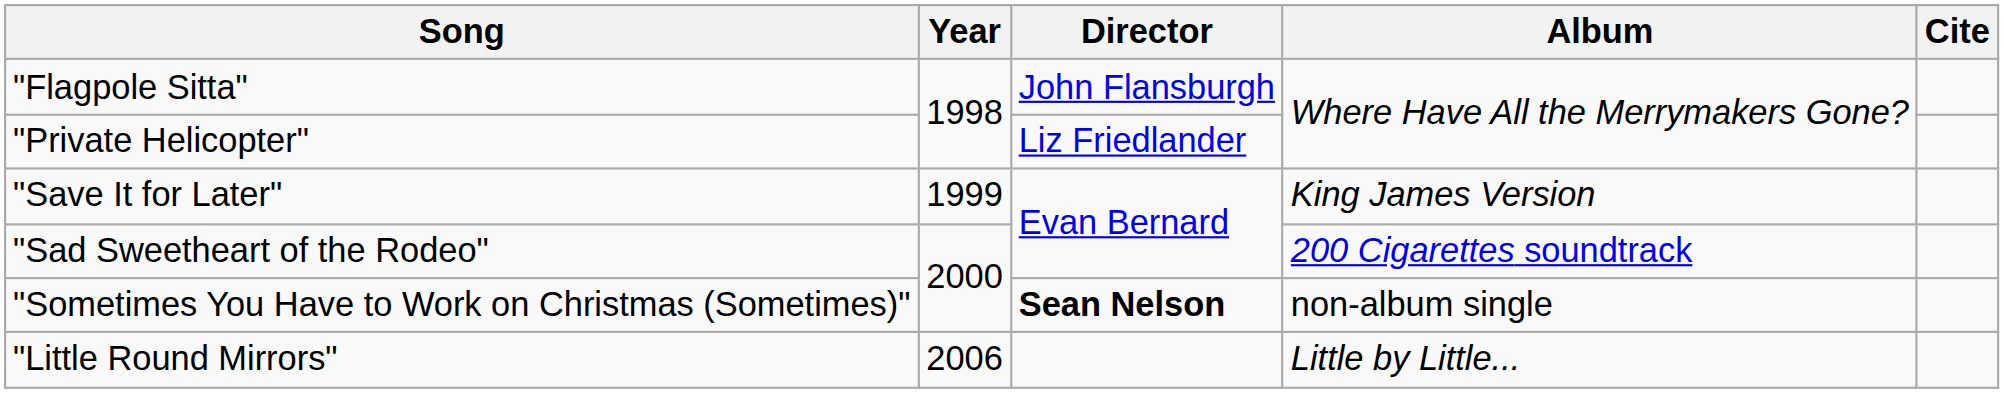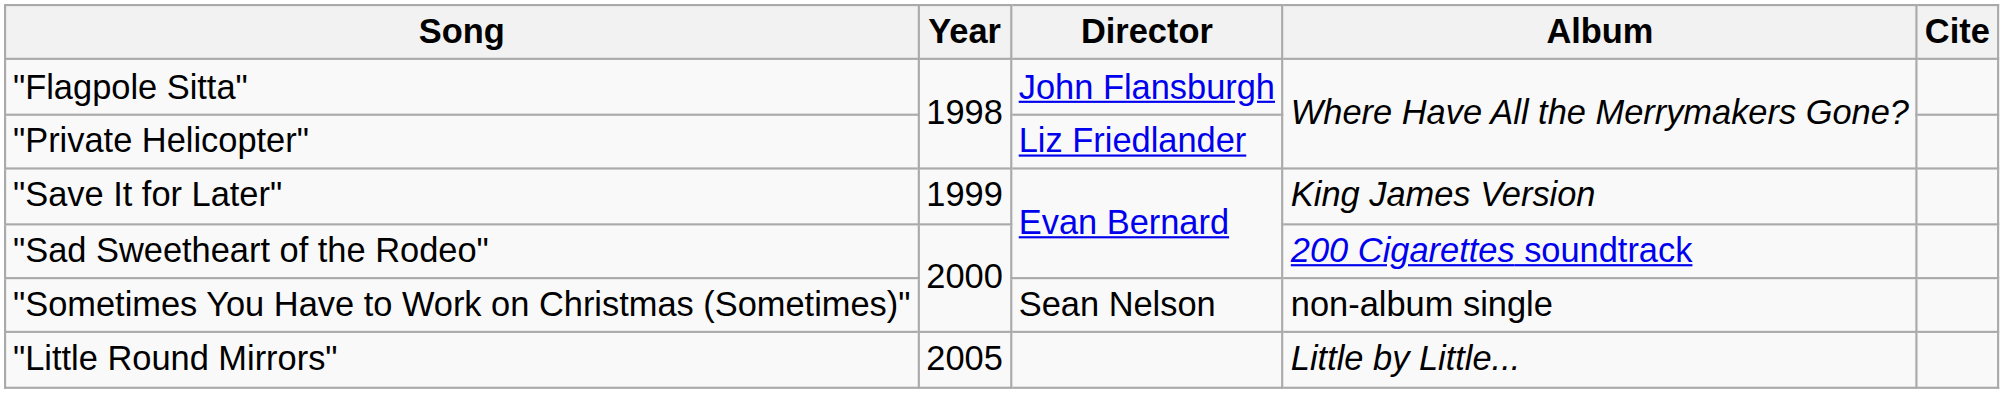(1122, 304) bold -> (1117, 304) normal
(965, 359) 2006 -> (965, 359) 2005
